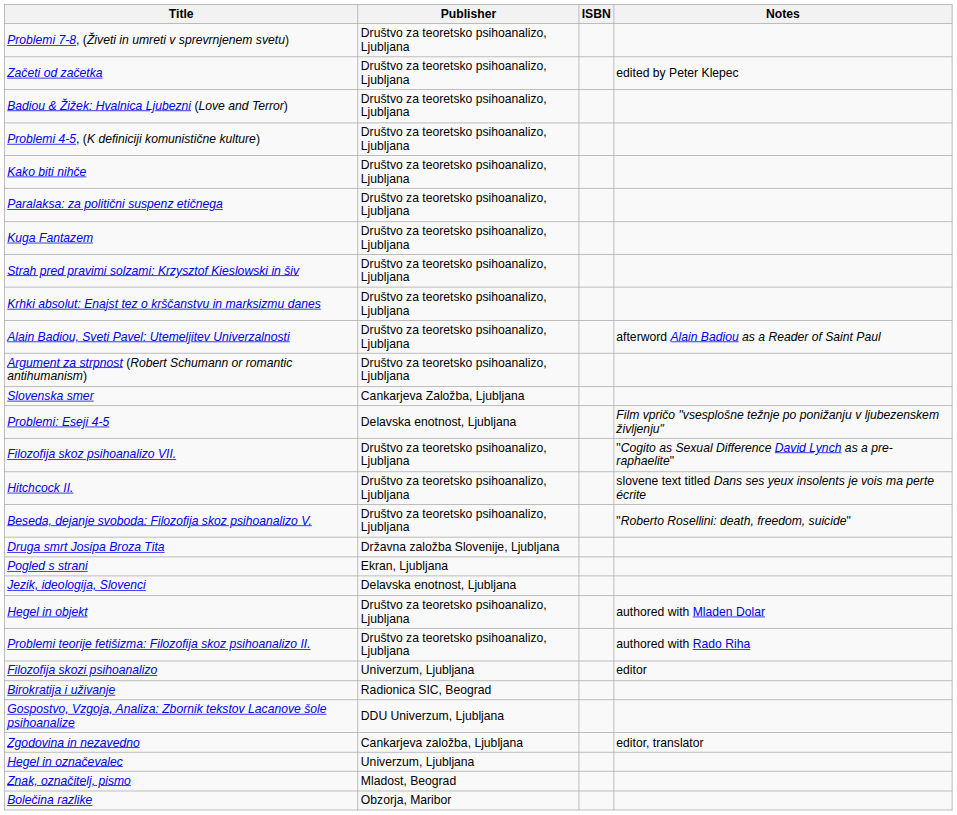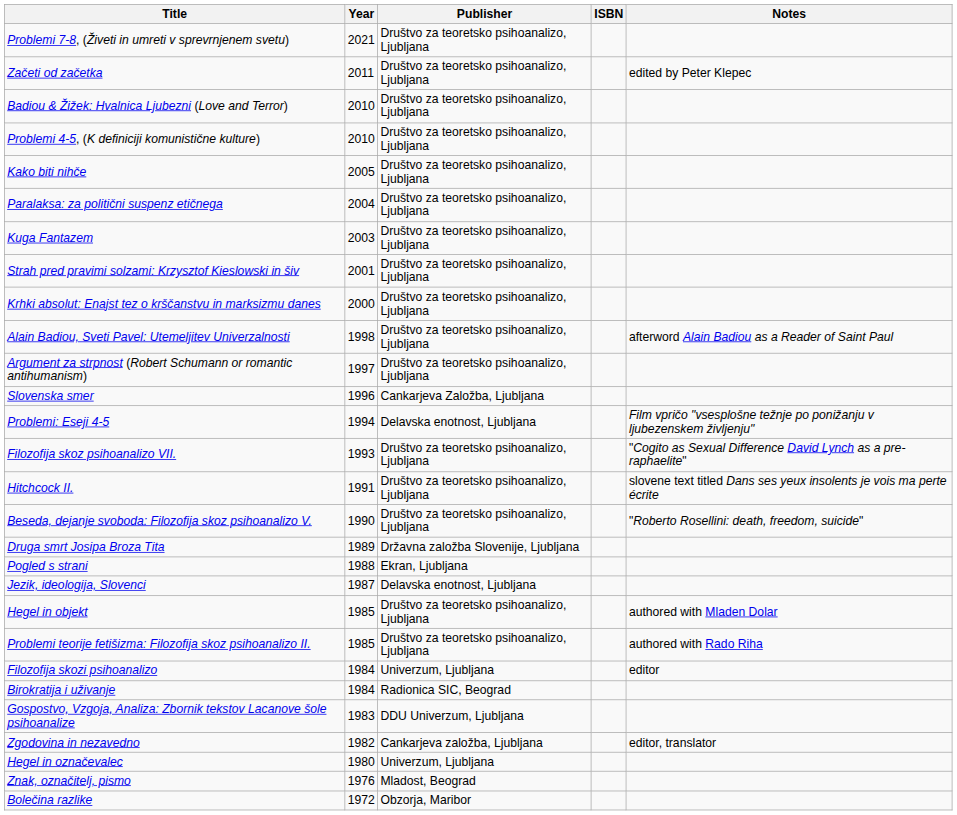+ column: (361, 14)
